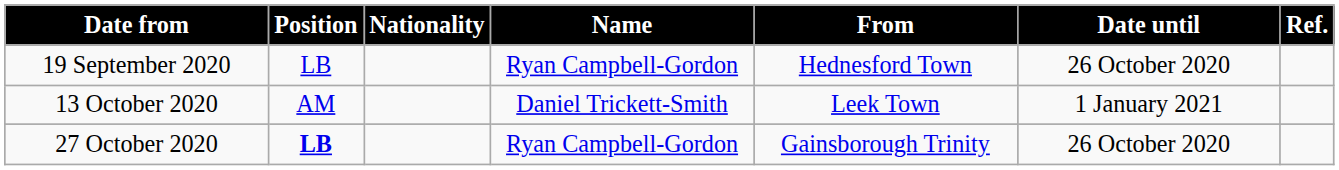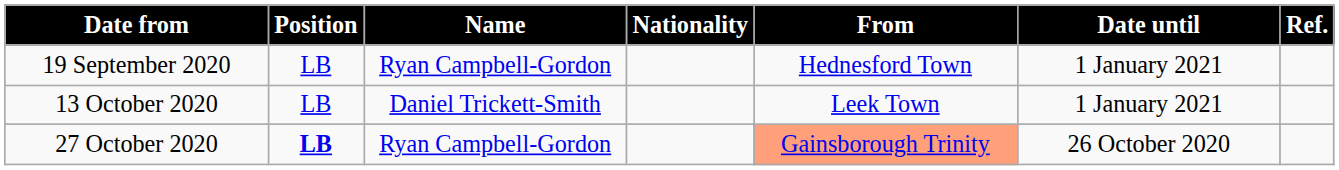columns swapped: (427, 24) <-> (622, 24)
(1149, 64) 26 October 2020 -> (1149, 64) 1 January 2021
(316, 104) AM -> (316, 104) LB
(885, 144) no background -> (885, 144) lightsalmon background
